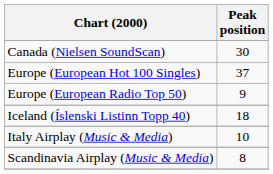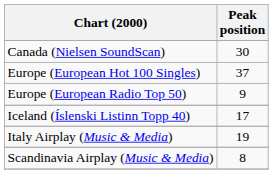(243, 115) 18 -> (243, 115) 17
(243, 136) 10 -> (243, 136) 19
